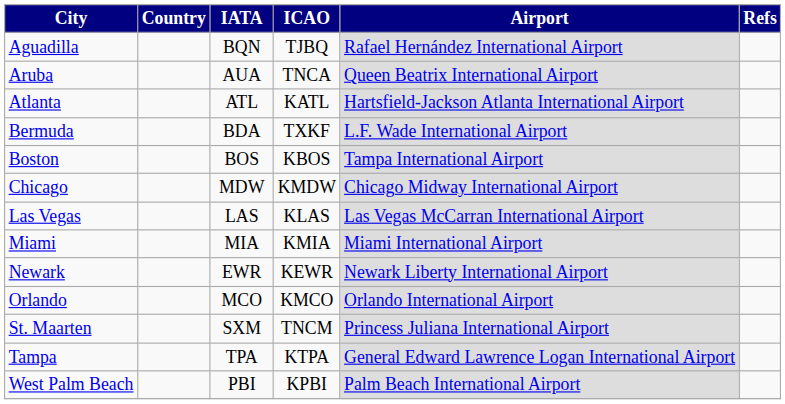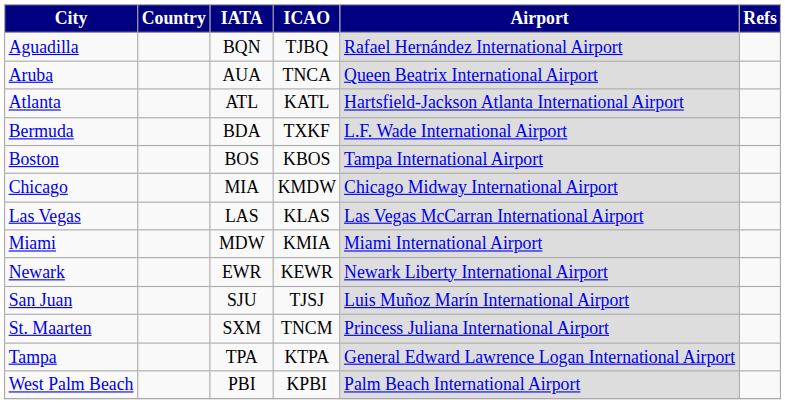(242, 187) MDW -> (242, 187) MIA
(242, 243) MIA -> (242, 243) MDW
- row: (38, 300)
+ row: (40, 300)
